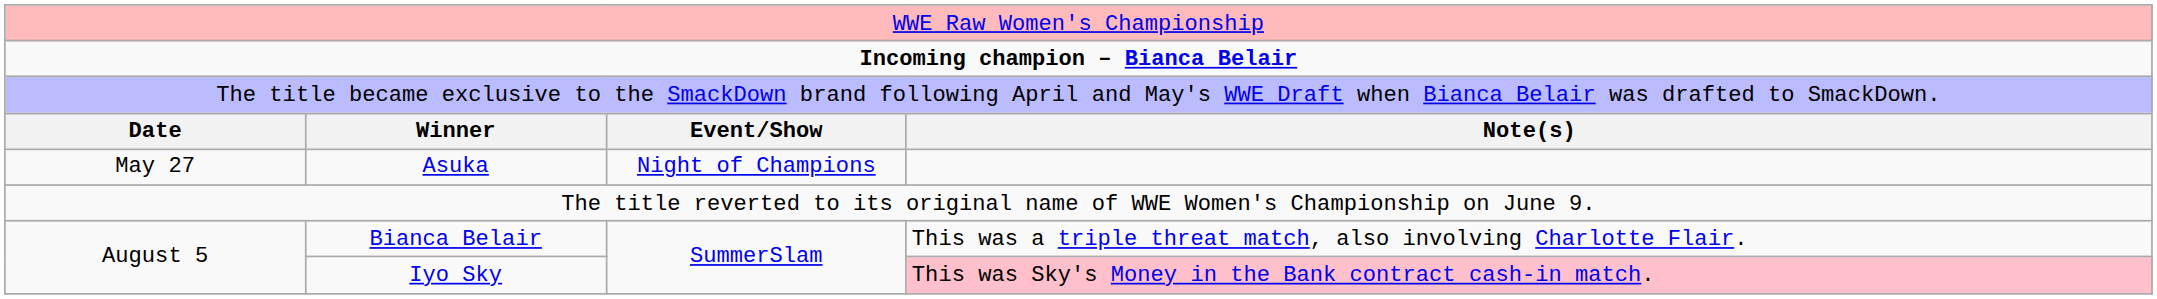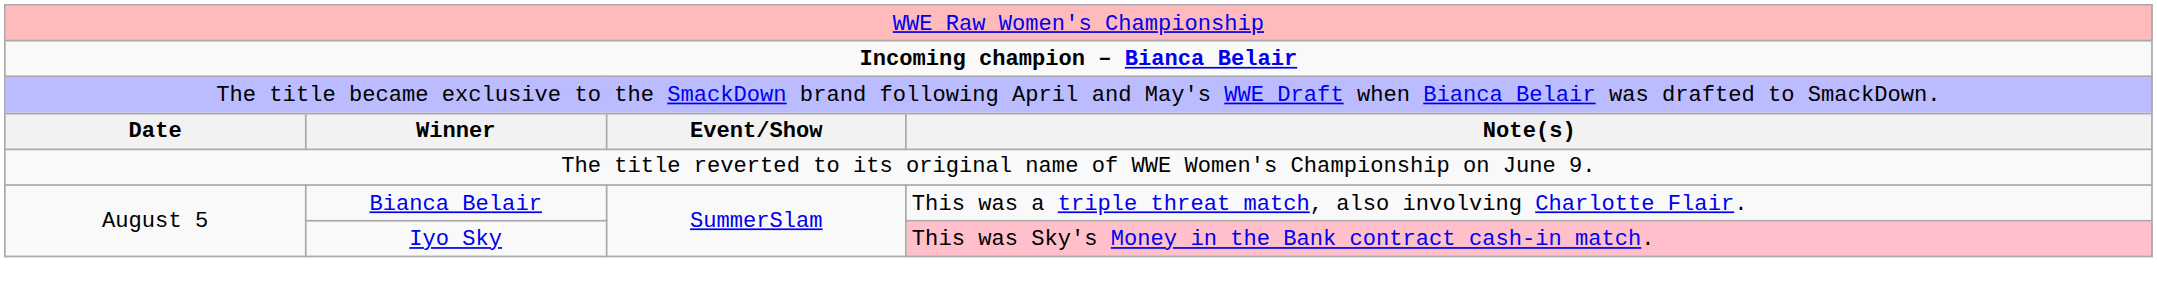- row: (456, 167)
